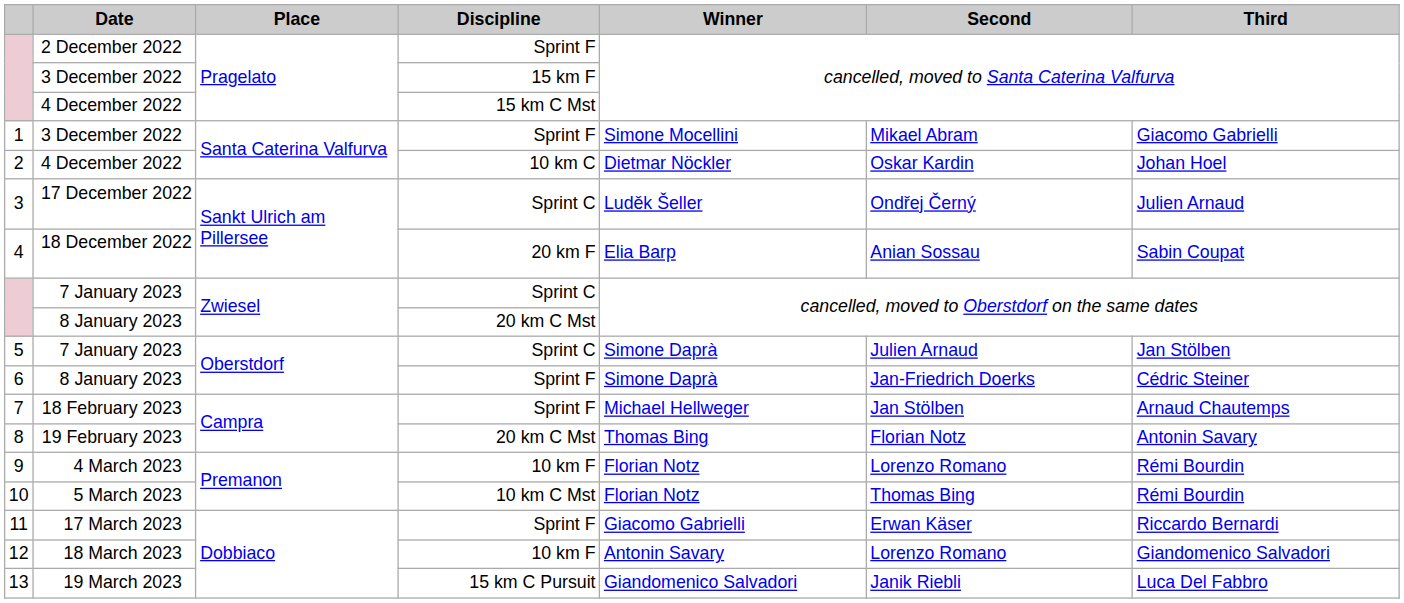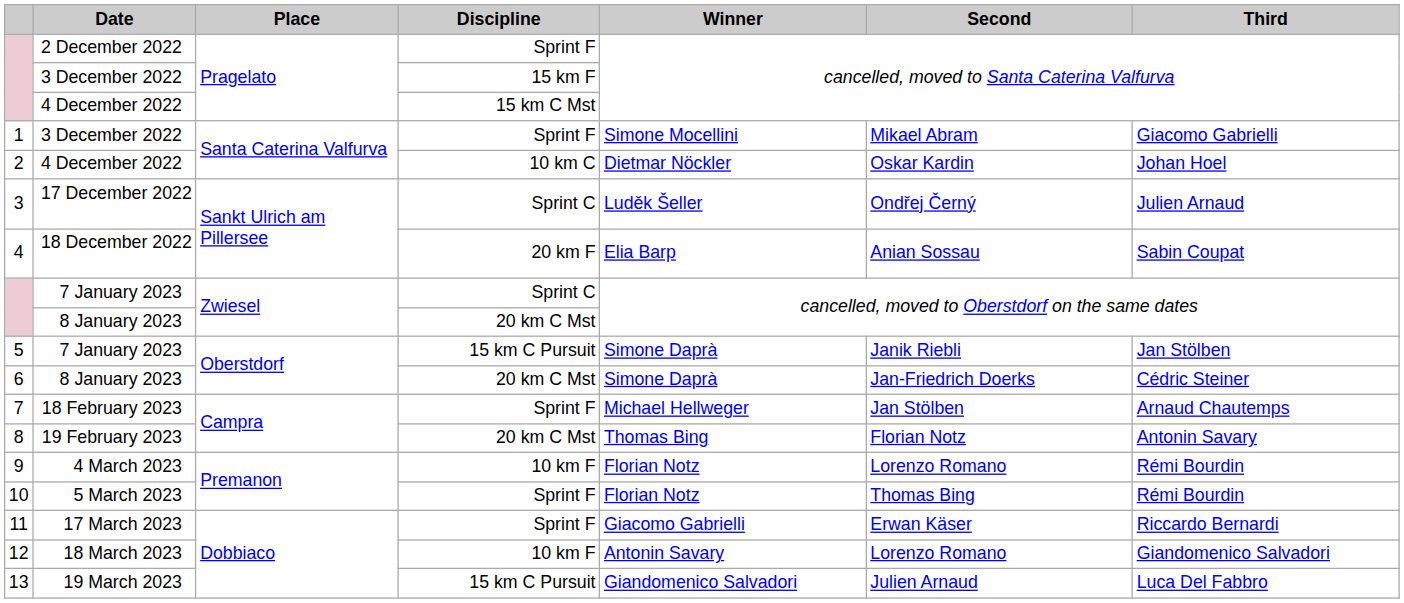(563, 350) Sprint C -> (532, 350) 15 km C Pursuit
(924, 350) Julien Arnaud -> (916, 350) Janik Riebli
(564, 379) Sprint F -> (546, 379) 20 km C Mst
(546, 495) 10 km C Mst -> (564, 495) Sprint F
(916, 582) Janik Riebli -> (924, 582) Julien Arnaud
